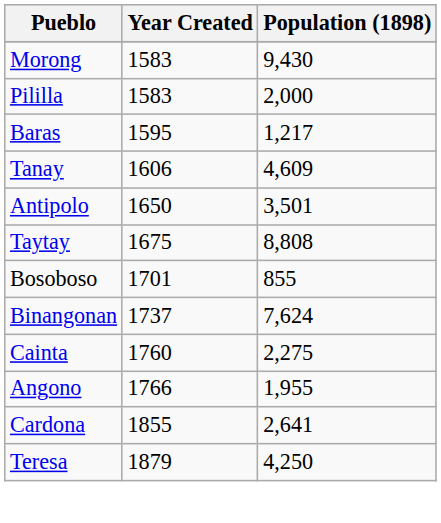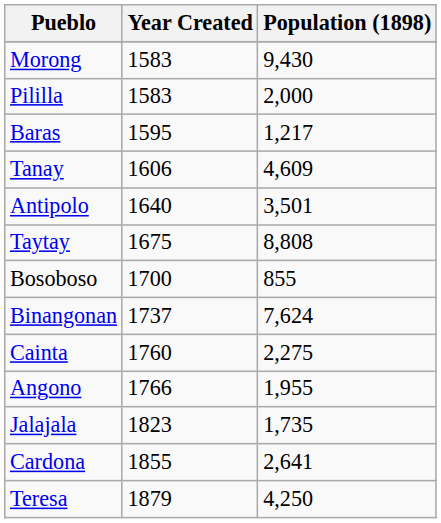(150, 206) 1650 -> (150, 206) 1640
(150, 279) 1701 -> (150, 279) 1700
+ row: (43, 425)
